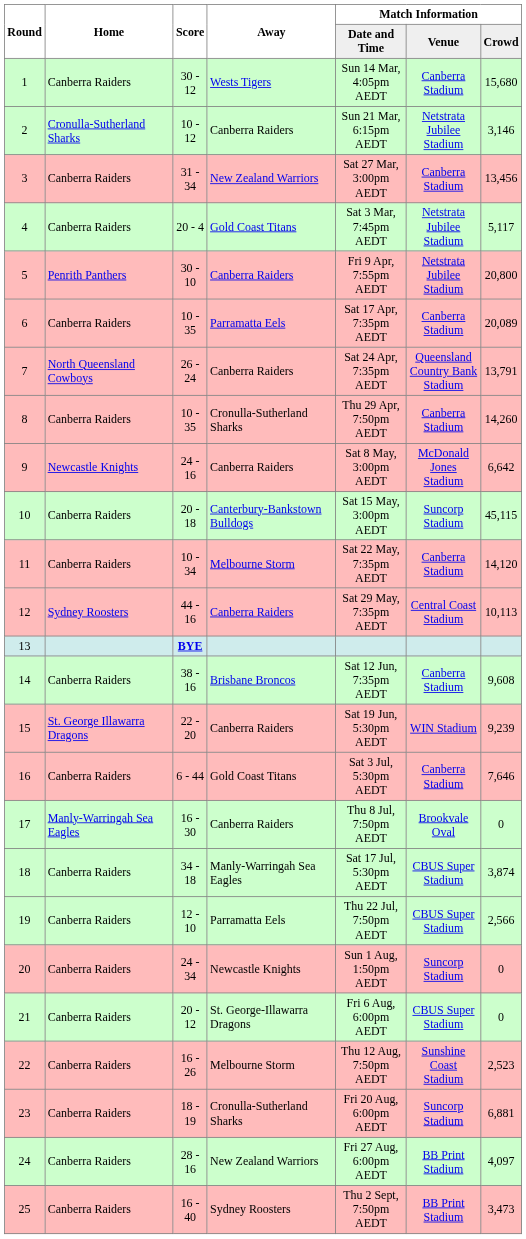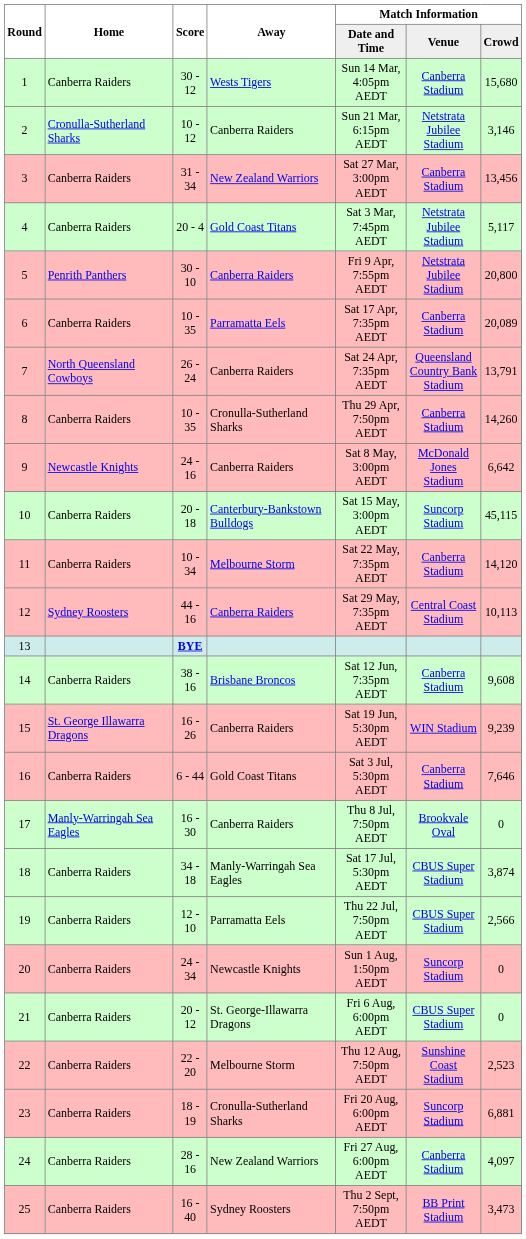(190, 728) 22 - 20 -> (190, 728) 16 - 26
(190, 1065) 16 - 26 -> (190, 1065) 22 - 20
(443, 1161) BB Print Stadium -> (443, 1161) Canberra Stadium
